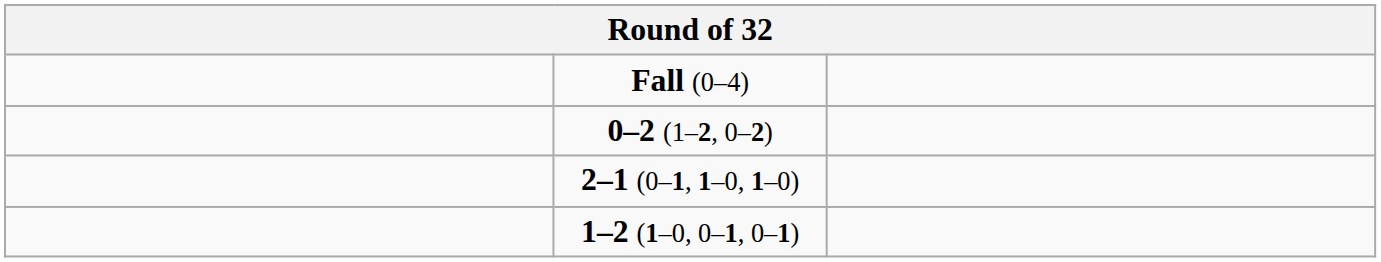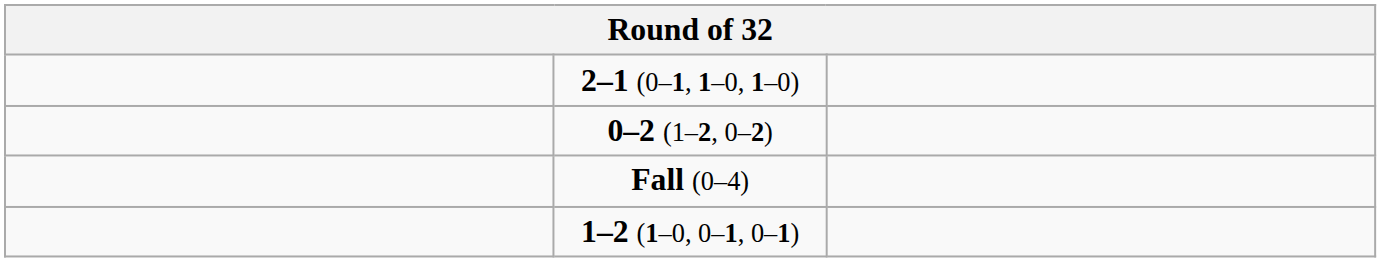rows swapped: (690, 180) <-> (690, 79)
